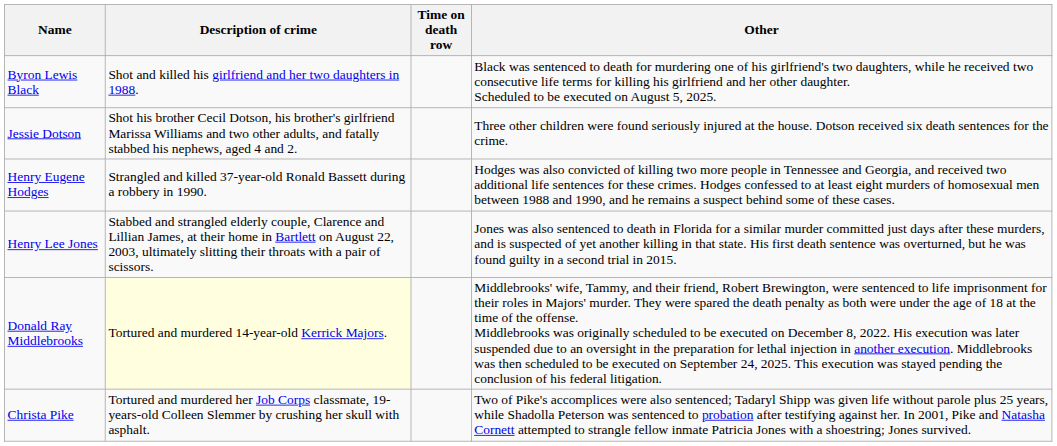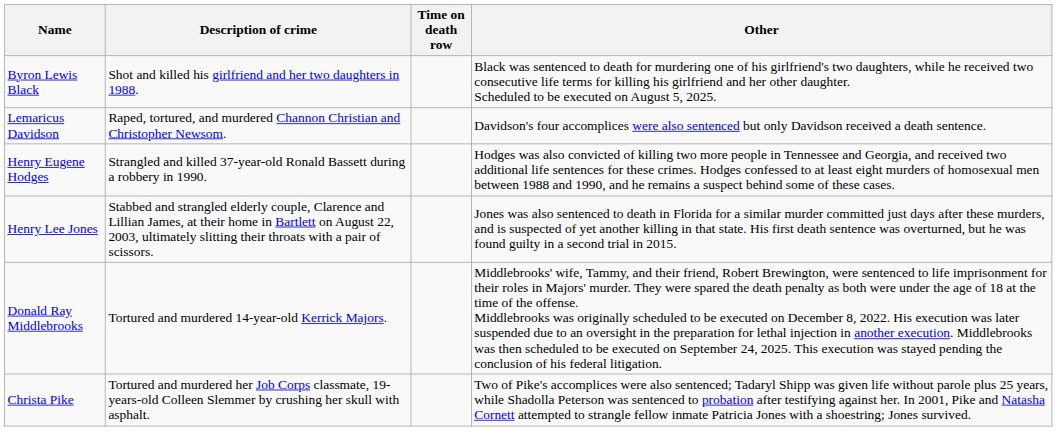+ row: (36, 125)
- row: (44, 133)
(248, 333) lightyellow background -> (248, 318) no background
